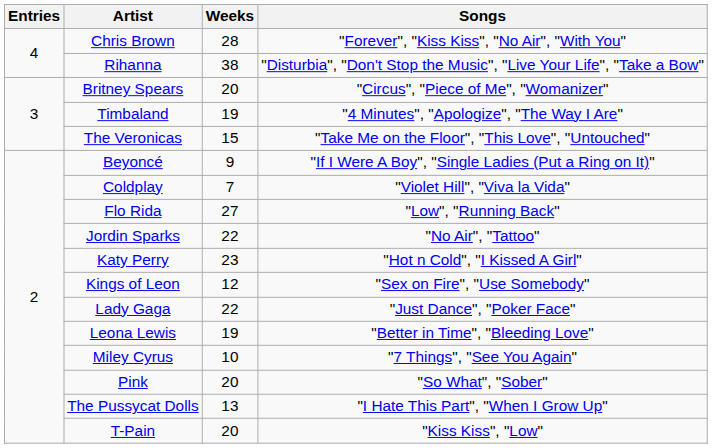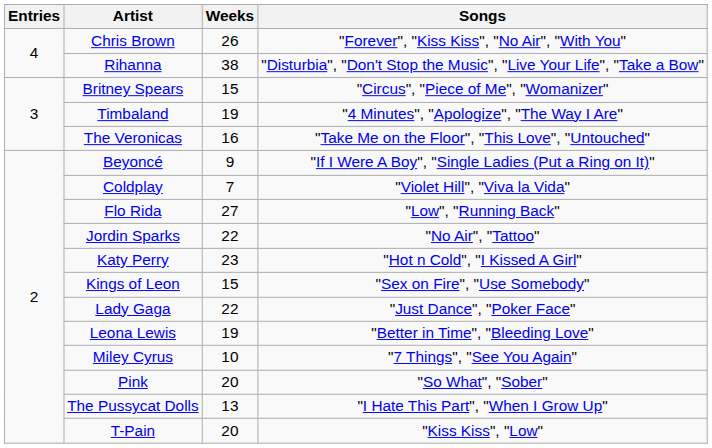(230, 41) 28 -> (230, 41) 26
(230, 89) 20 -> (230, 89) 15
(230, 138) 15 -> (230, 138) 16
(230, 284) 12 -> (230, 284) 15
